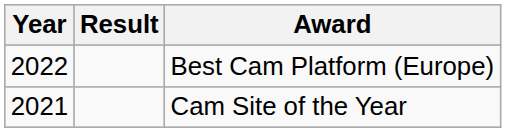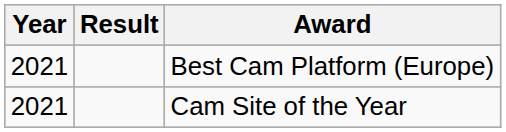(39, 65) 2022 -> (39, 65) 2021
